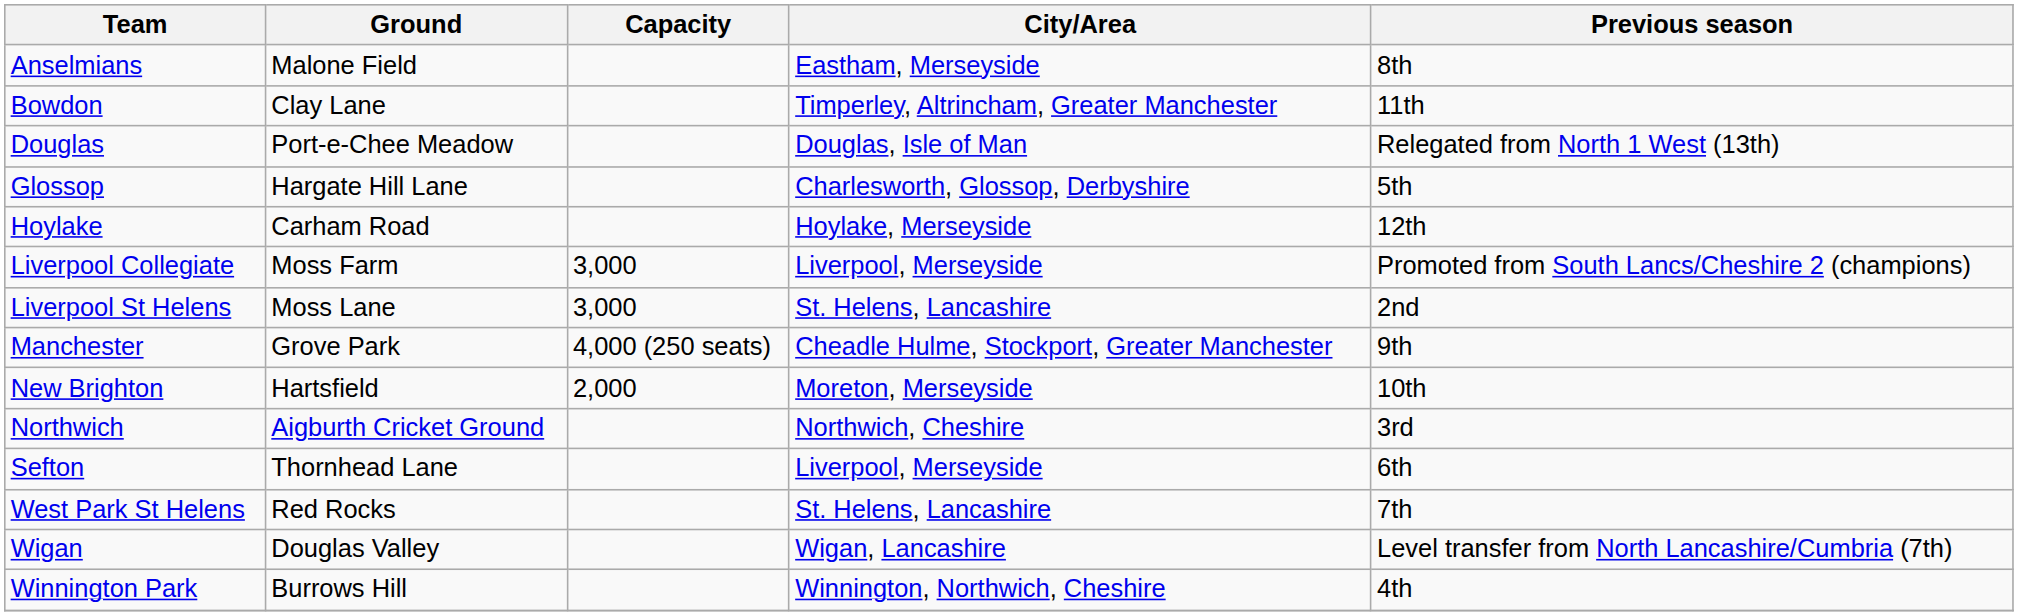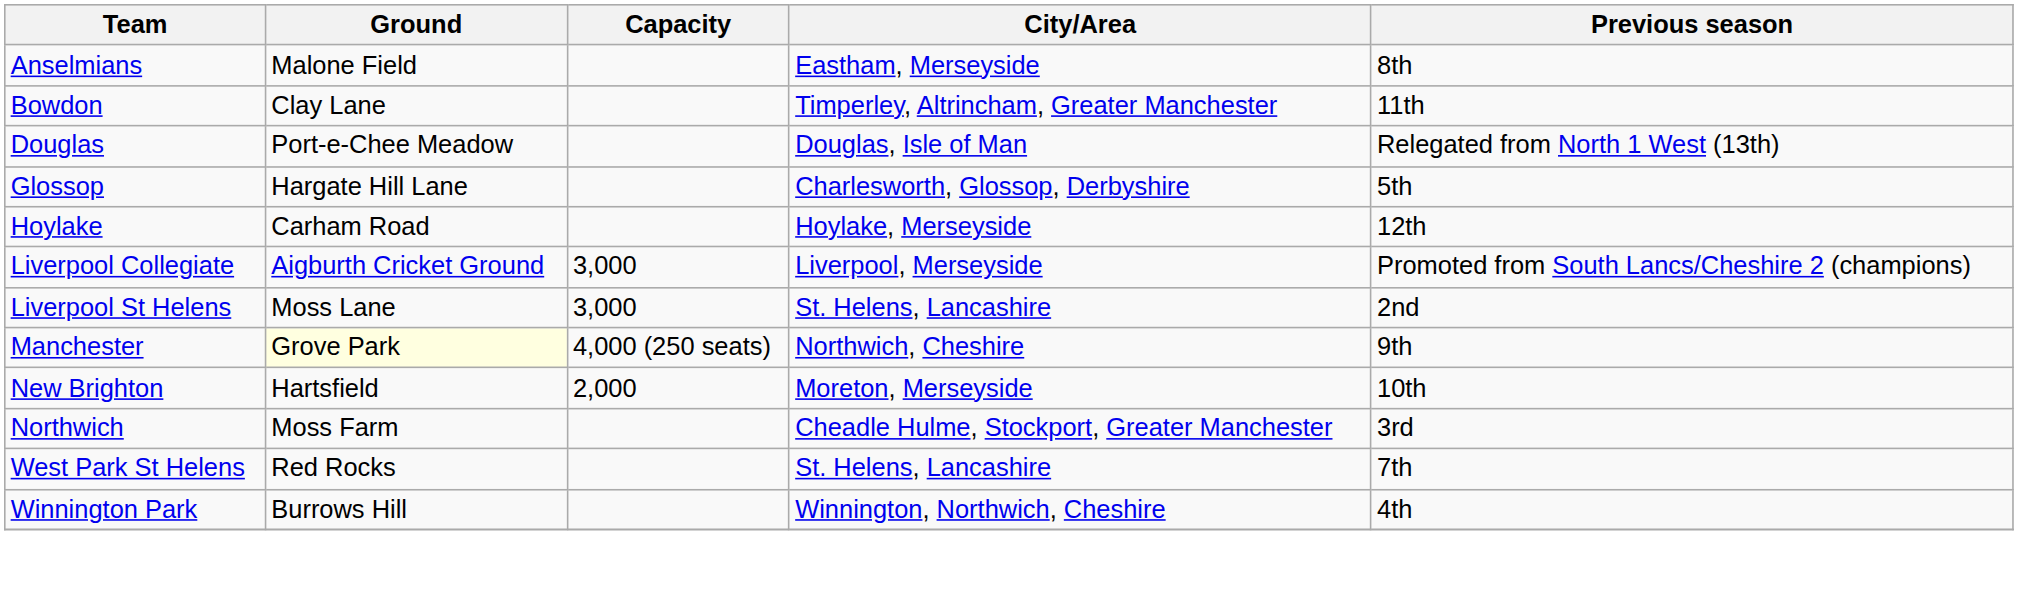(335, 266) Moss Farm -> (408, 266) Aigburth Cricket Ground
(336, 347) no background -> (336, 347) lightyellow background
(1064, 347) Cheadle Hulme, Stockport, Greater Manchester -> (910, 347) Northwich, Cheshire
(408, 428) Aigburth Cricket Ground -> (335, 428) Moss Farm
(910, 428) Northwich, Cheshire -> (1064, 428) Cheadle Hulme, Stockport, Greater Manchester
- row: (47, 468)
- row: (47, 549)
